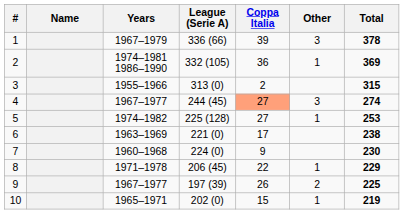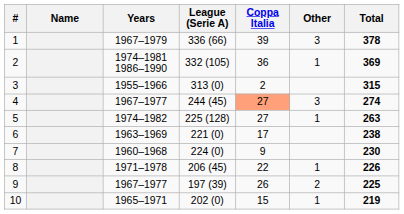(372, 118) 253 -> (372, 118) 263
(372, 168) 229 -> (372, 168) 226
